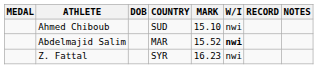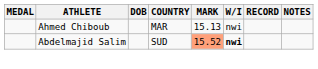(159, 27) SUD -> (159, 27) MAR
(207, 27) 15.10 -> (207, 27) 15.13
(159, 41) MAR -> (159, 41) SUD
(207, 41) no background -> (207, 41) lightsalmon background
- row: (63, 56)
